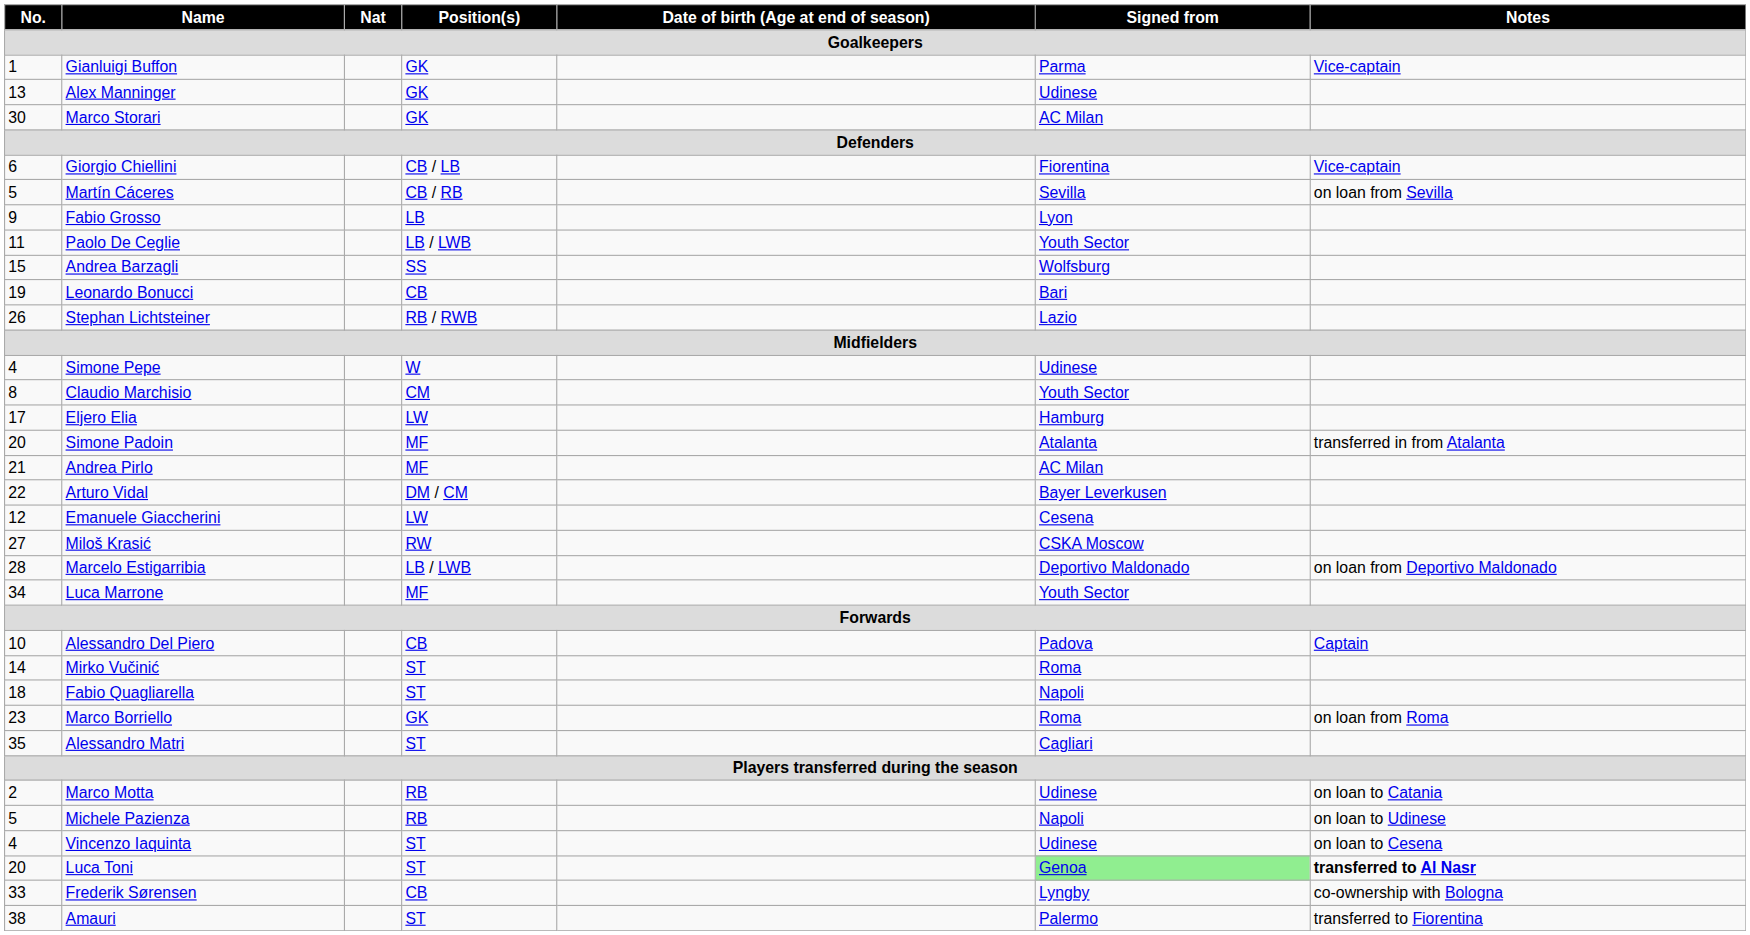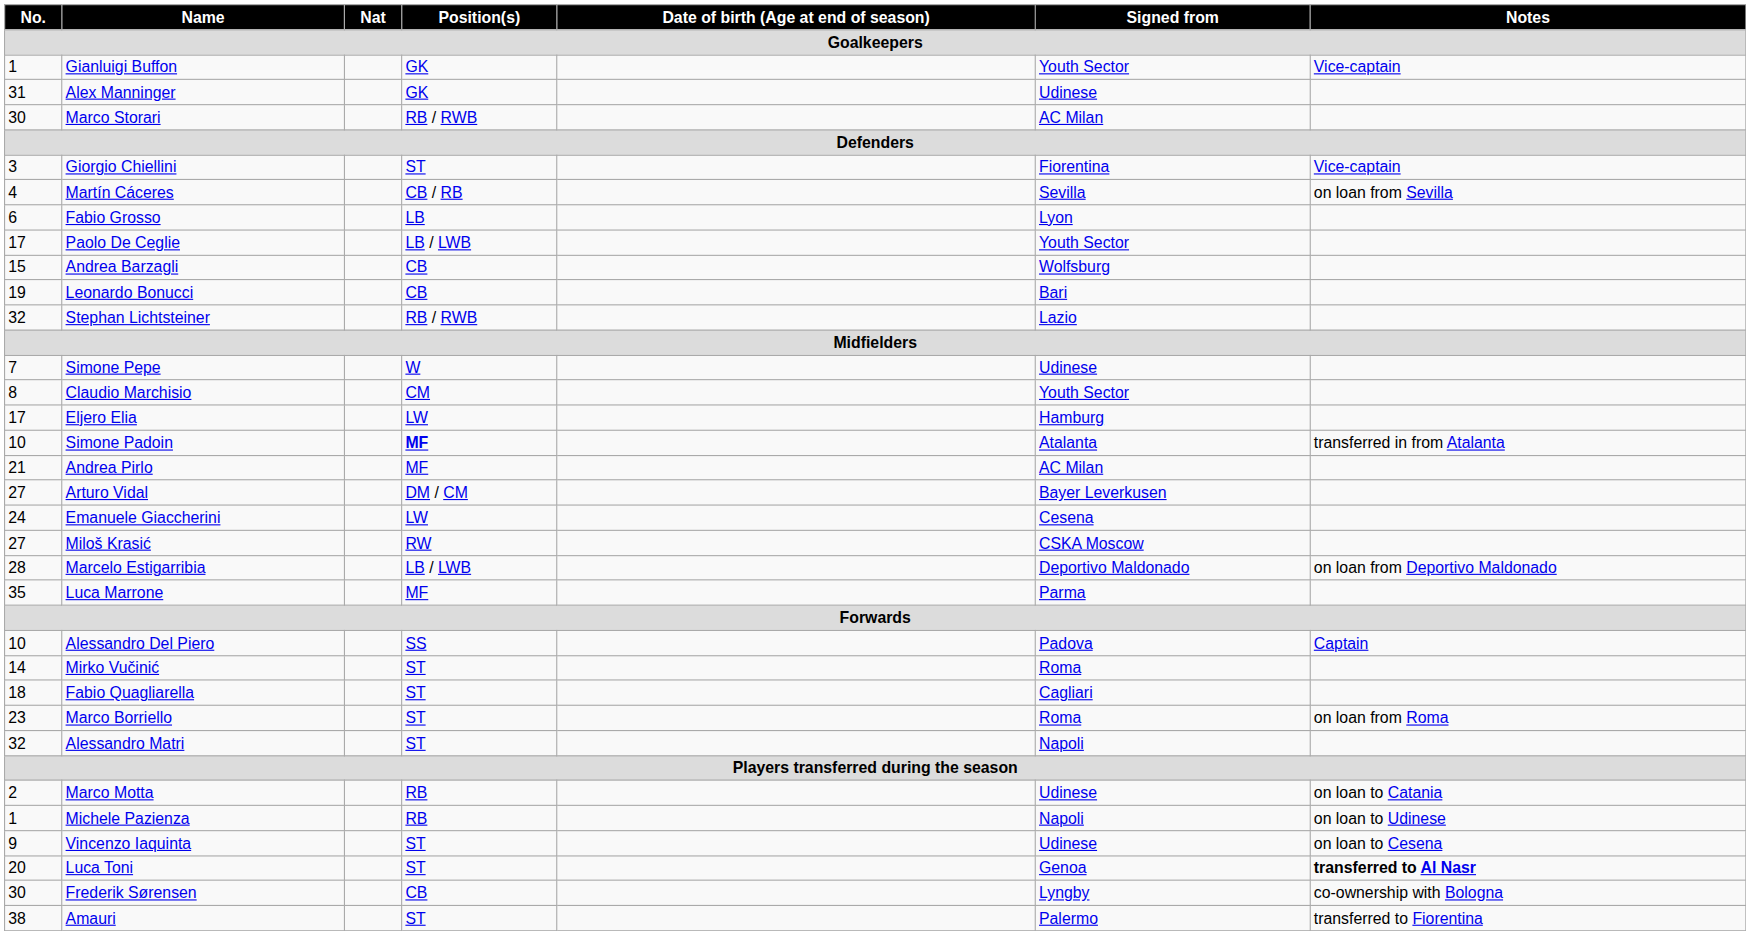(1062, 68) Parma -> (1084, 68) Youth Sector
(17, 93) 13 -> (17, 93) 31
(417, 118) GK -> (441, 118) RB / RWB
(13, 168) 6 -> (13, 168) 3
(433, 168) CB / LB -> (416, 168) ST
(13, 193) 5 -> (13, 193) 4
(13, 218) 9 -> (13, 218) 6
(16, 243) 11 -> (17, 243) 17
(416, 268) SS -> (416, 268) CB
(17, 318) 26 -> (17, 318) 32
(13, 368) 4 -> (13, 368) 7
(17, 443) 20 -> (17, 443) 10
(417, 443) normal -> (417, 443) bold
(17, 493) 22 -> (17, 493) 27
(17, 518) 12 -> (17, 518) 24
(17, 593) 34 -> (17, 593) 35
(1084, 593) Youth Sector -> (1062, 593) Parma
(416, 643) CB -> (416, 643) SS
(1061, 693) Napoli -> (1066, 693) Cagliari
(417, 718) GK -> (416, 718) ST
(17, 743) 35 -> (17, 743) 32
(1066, 743) Cagliari -> (1061, 743) Napoli
(13, 818) 5 -> (13, 818) 1
(13, 843) 4 -> (13, 843) 9
(1063, 868) lightgreen background -> (1063, 868) no background
(17, 893) 33 -> (17, 893) 30
